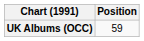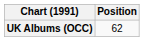(117, 28) 59 -> (117, 28) 62
